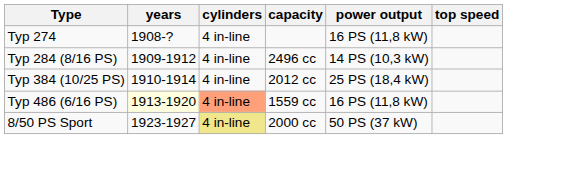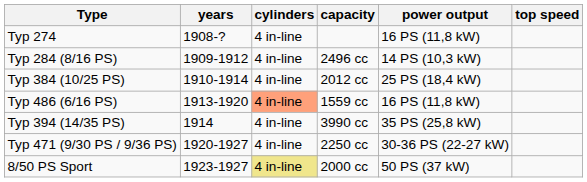(164, 101) lightyellow background -> (216, 101) no background
+ row: (66, 123)
+ row: (92, 144)
